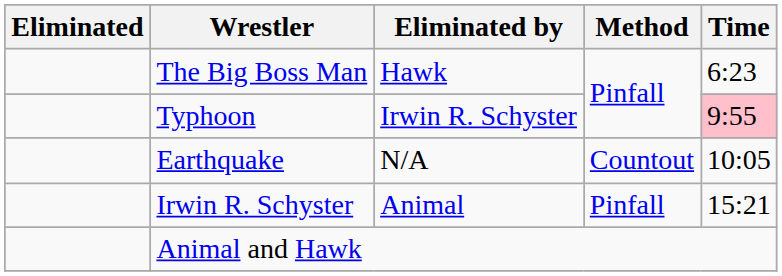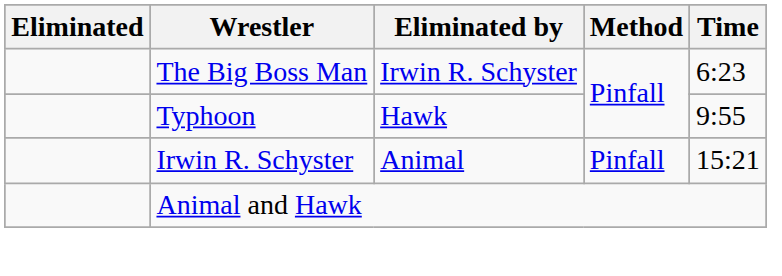(414, 71) Hawk -> (479, 71) Irwin R. Schyster
(479, 115) Irwin R. Schyster -> (414, 115) Hawk
(732, 115) pink background -> (721, 115) no background
- row: (220, 159)
